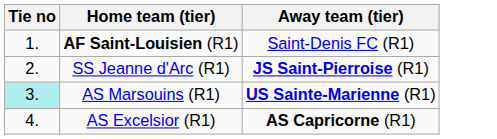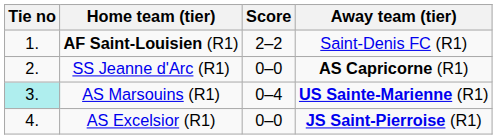+ column: (269, 17)
(341, 69) JS Saint-Pierroise (R1) -> (394, 69) AS Capricorne (R1)
(341, 120) AS Capricorne (R1) -> (394, 120) JS Saint-Pierroise (R1)
